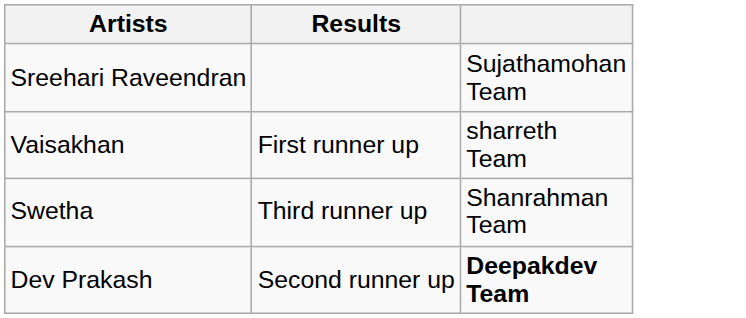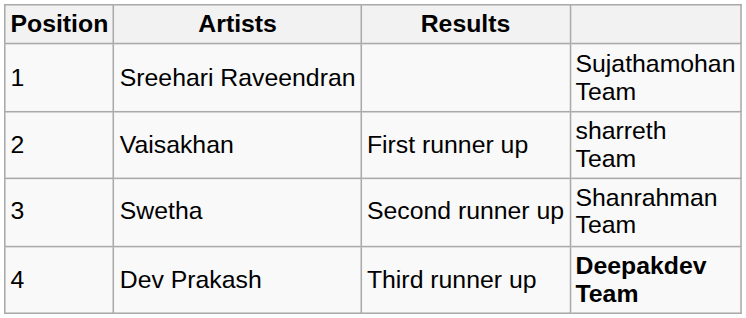+ column: (59, 24)
(342, 211) Third runner up -> (466, 211) Second runner up
(356, 279) Second runner up -> (452, 279) Third runner up
